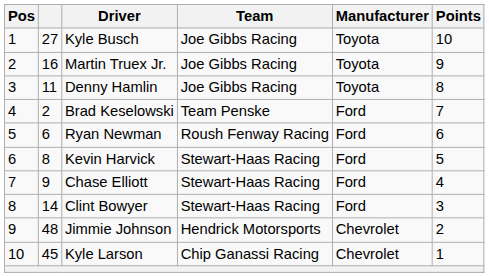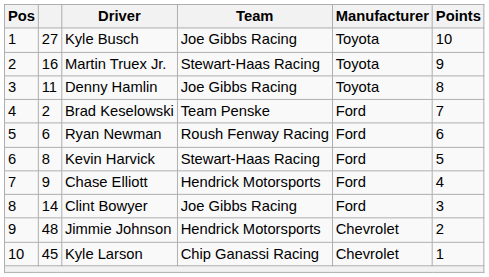(239, 63) Joe Gibbs Racing -> (250, 63) Stewart-Haas Racing
(250, 182) Stewart-Haas Racing -> (251, 182) Hendrick Motorsports
(250, 205) Stewart-Haas Racing -> (239, 205) Joe Gibbs Racing
